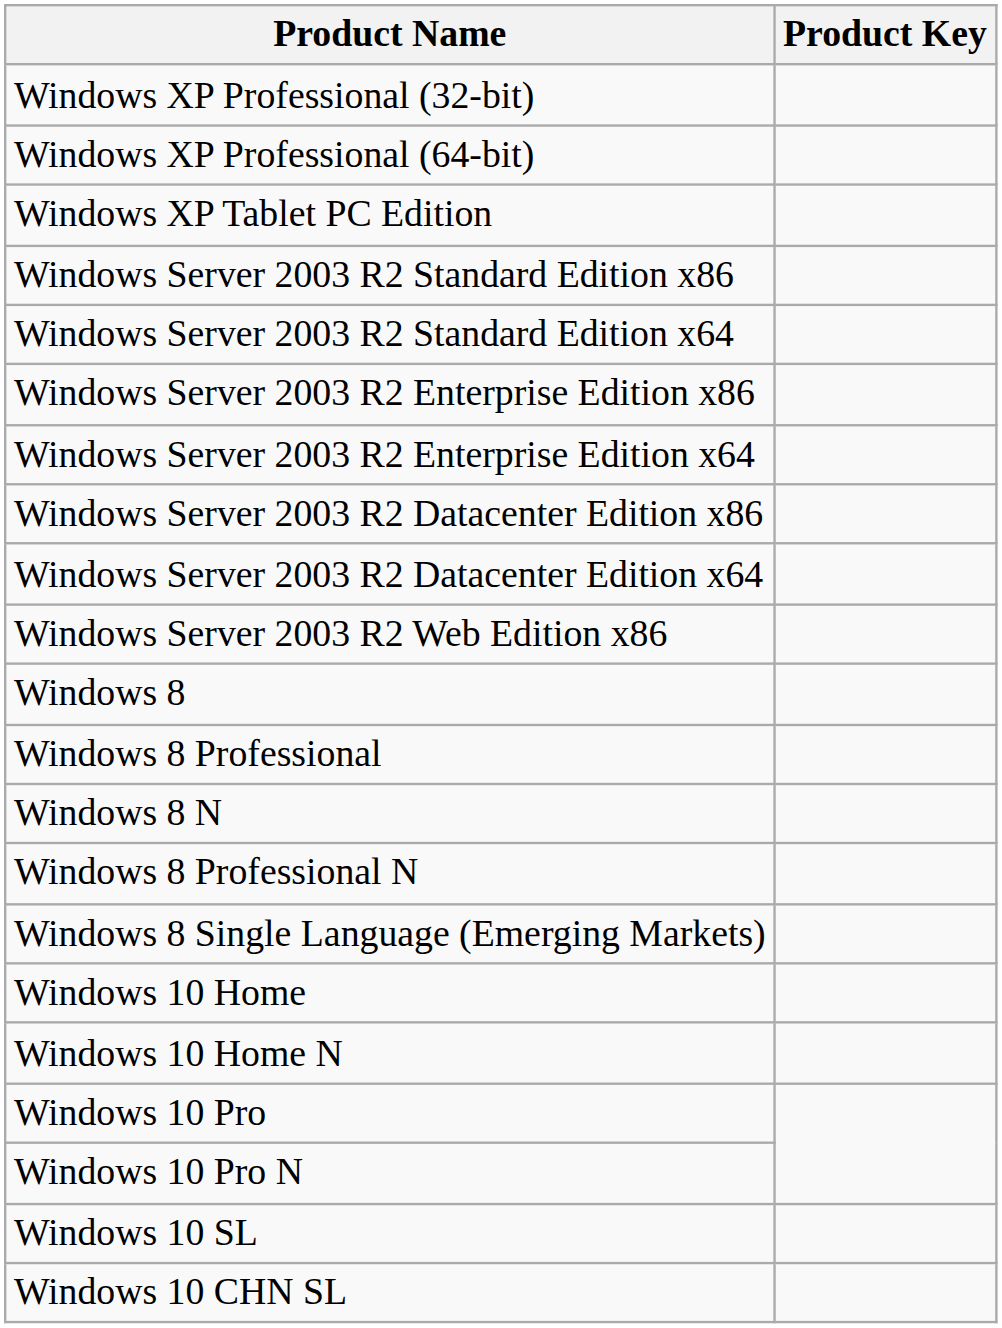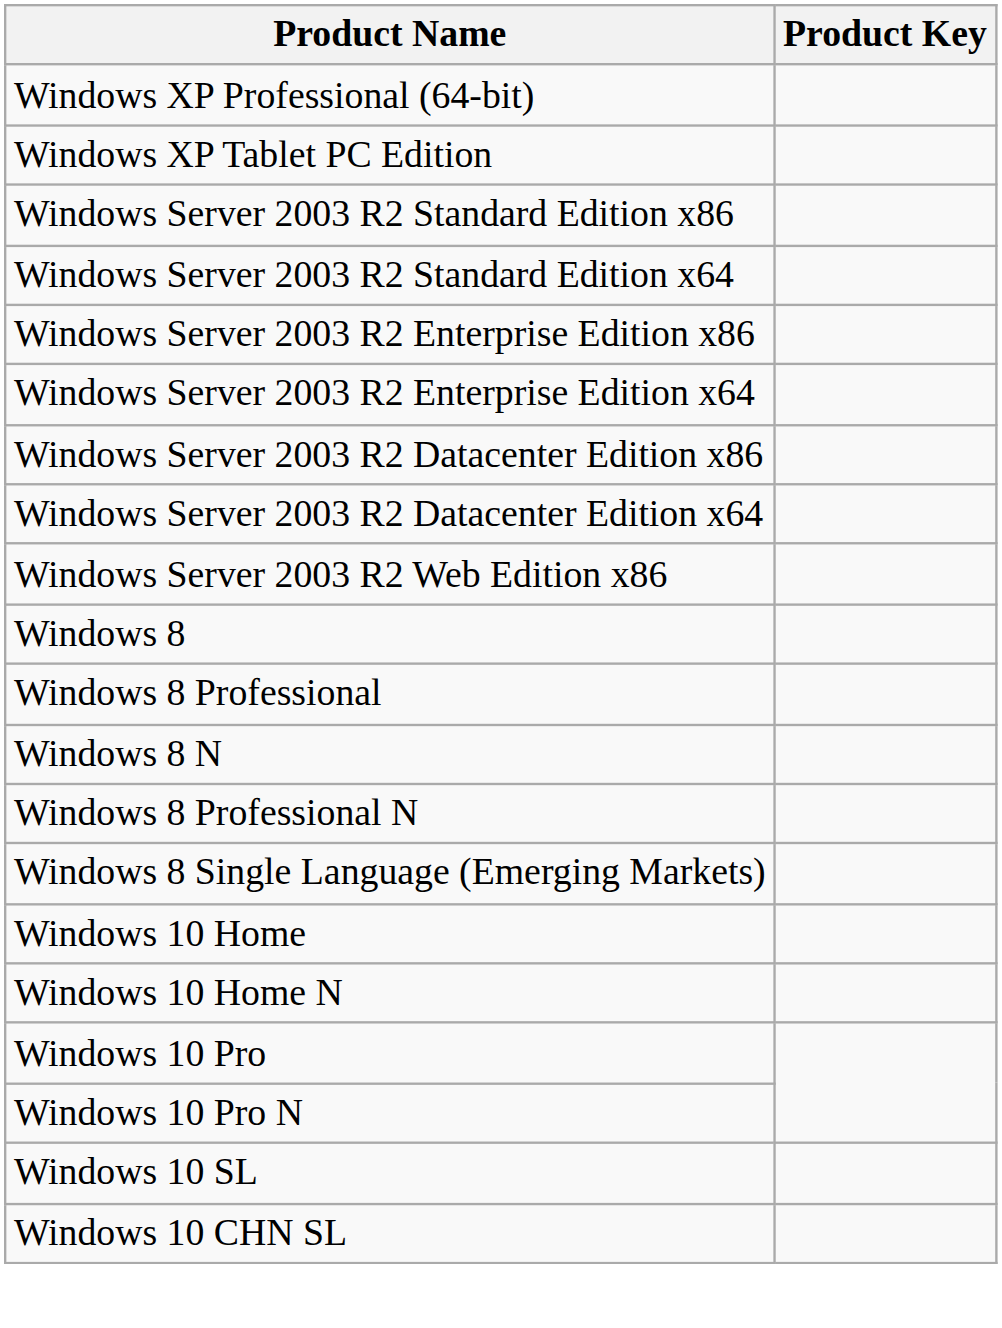- row: (274, 94)
